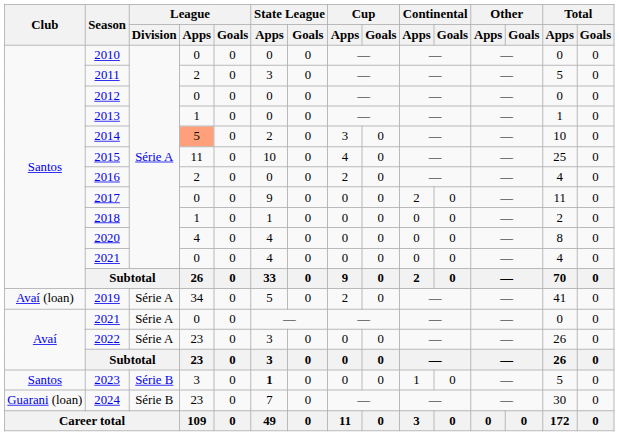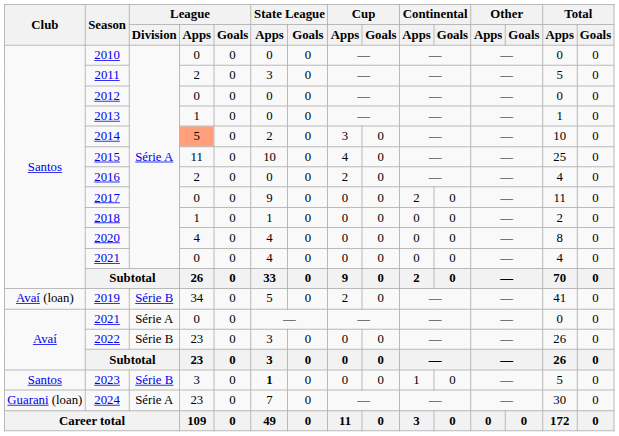(154, 298) Série A -> (154, 298) Série B
(154, 339) Série A -> (154, 339) Série B
(154, 400) Série B -> (154, 400) Série A
